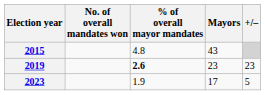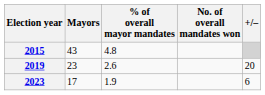columns swapped: (224, 23) <-> (98, 23)
(139, 66) bold -> (110, 66) normal
(250, 66) 23 -> (250, 66) 20
(247, 81) 5 -> (247, 81) 6
